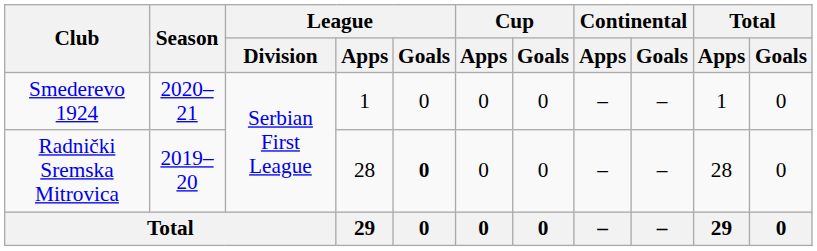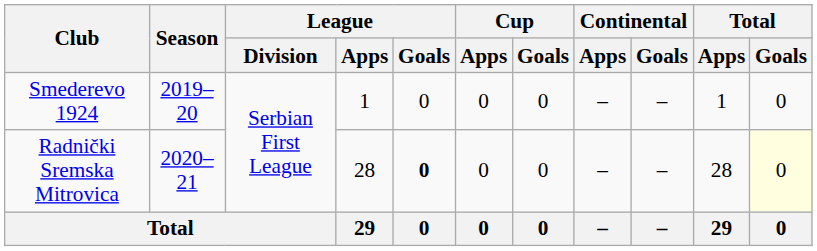(187, 100) 2020–21 -> (187, 100) 2019–20
(187, 170) 2019–20 -> (187, 170) 2020–21
(781, 170) no background -> (781, 170) lightyellow background
